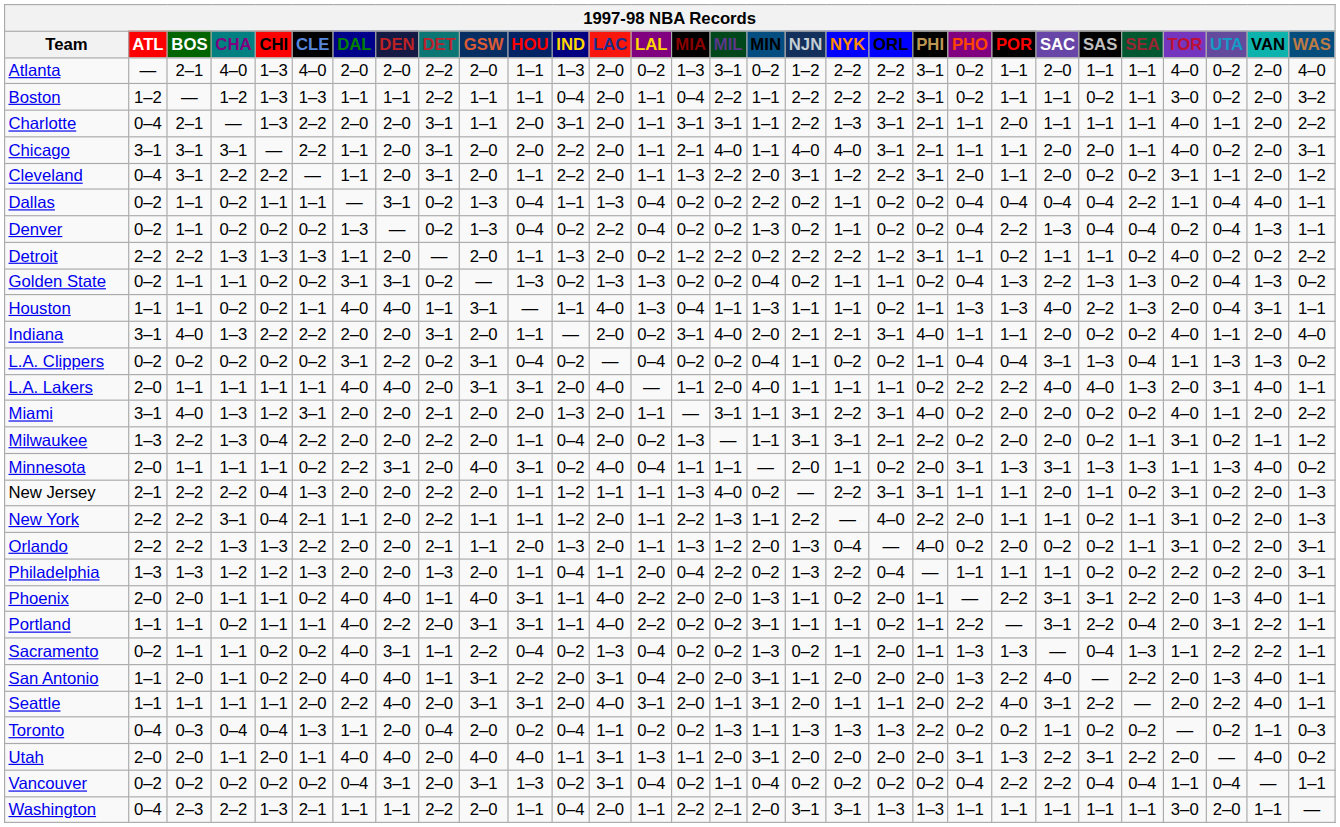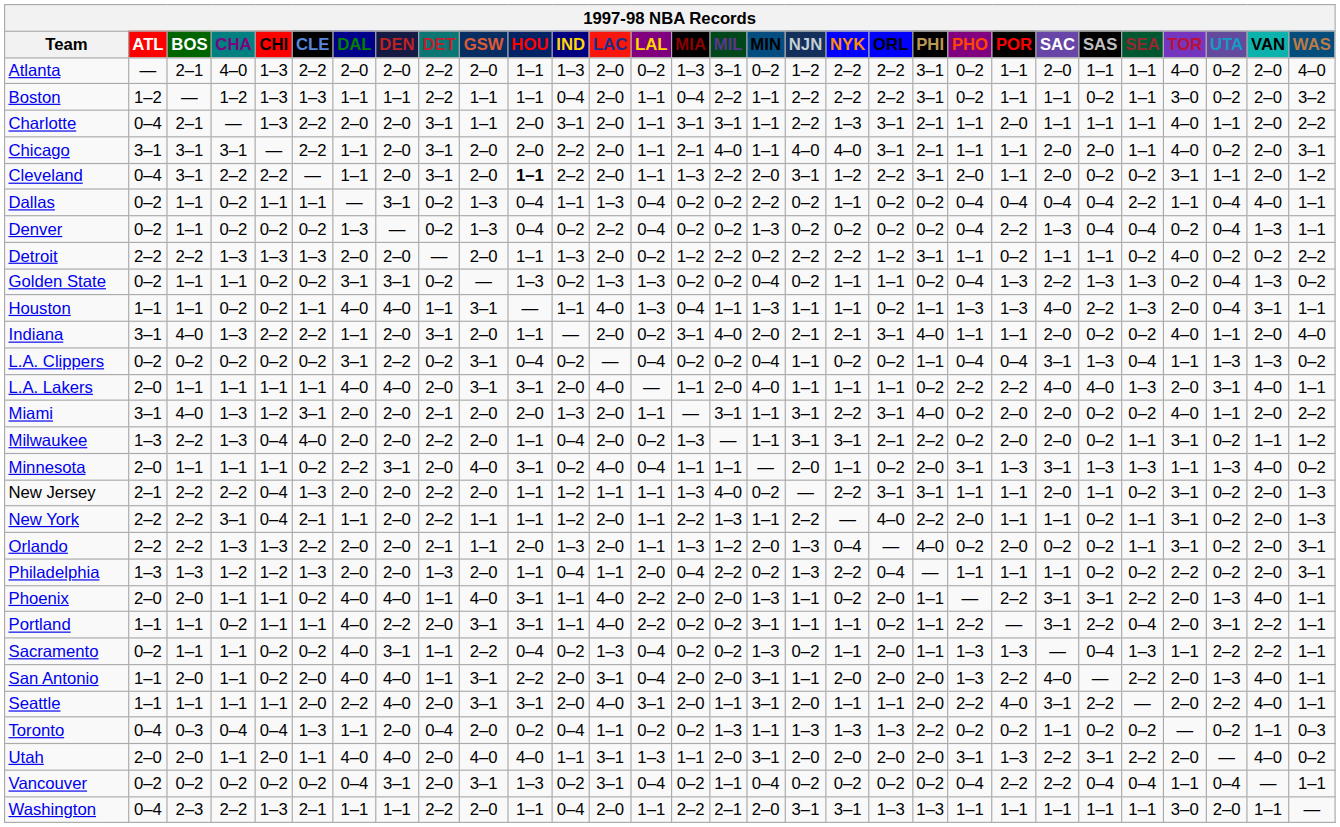(313, 71) 4–0 -> (313, 71) 2–2
(530, 177) normal -> (530, 177) bold
(848, 229) 1–1 -> (848, 229) 0–2
(354, 256) 1–1 -> (354, 256) 2–0
(354, 335) 2–0 -> (354, 335) 1–1
(313, 440) 2–2 -> (313, 440) 4–0
